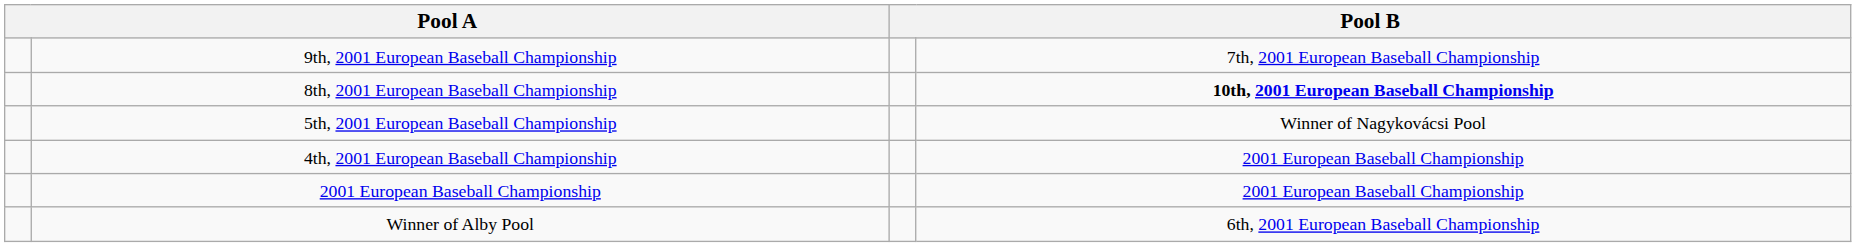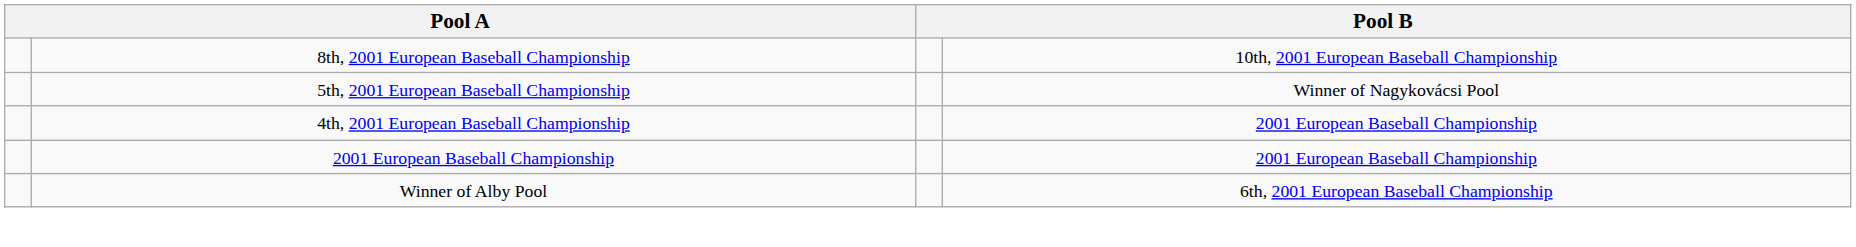- row: (460, 56)
(1383, 88) bold -> (1396, 56) normal
